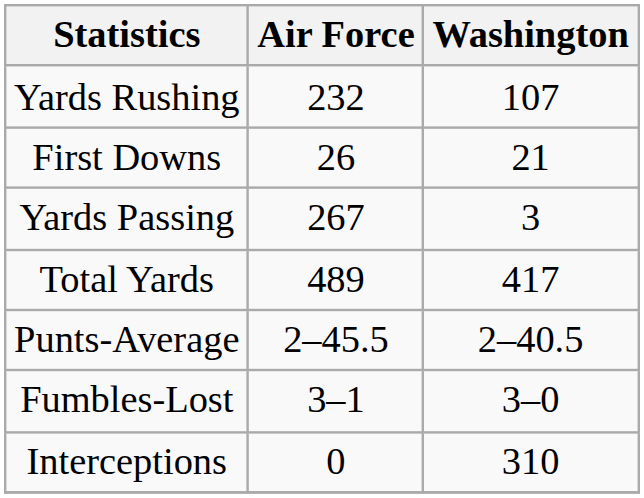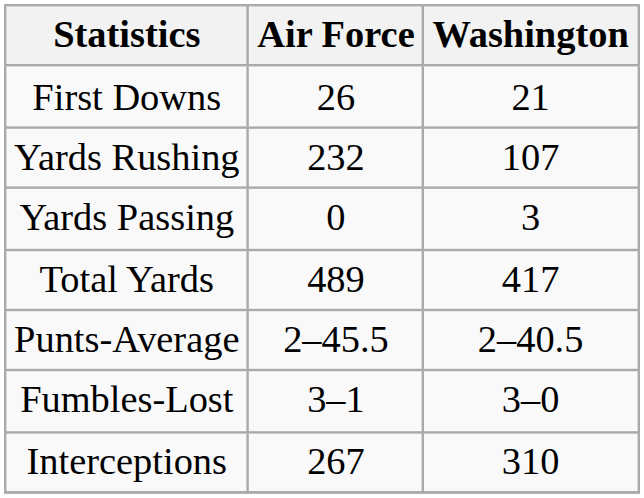rows swapped: (127, 156) <-> (127, 95)
(336, 217) 267 -> (336, 217) 0
(336, 461) 0 -> (336, 461) 267
